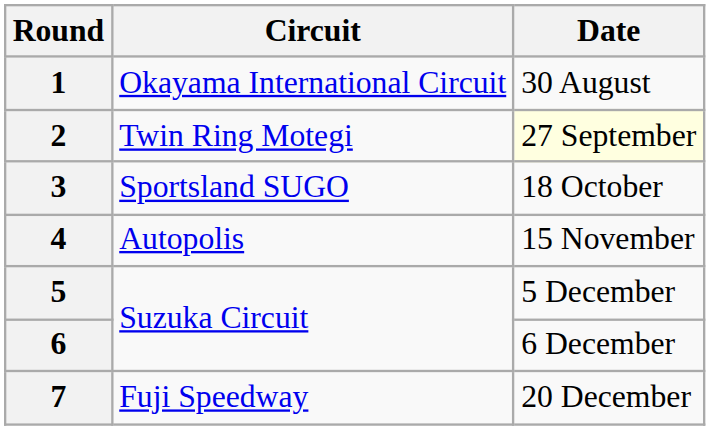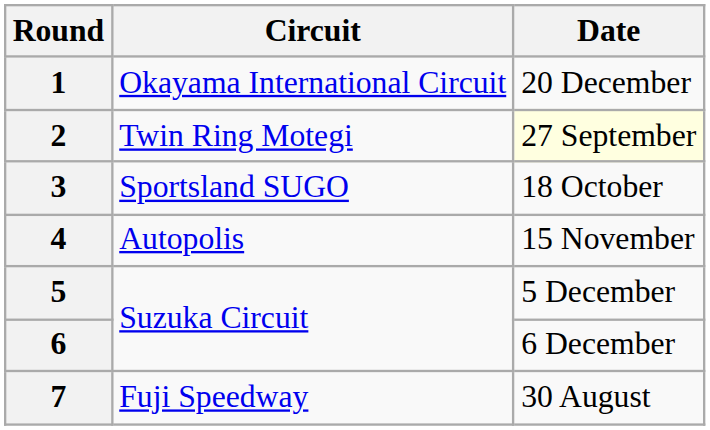(586, 82) 30 August -> (606, 82) 20 December
(606, 396) 20 December -> (586, 396) 30 August
